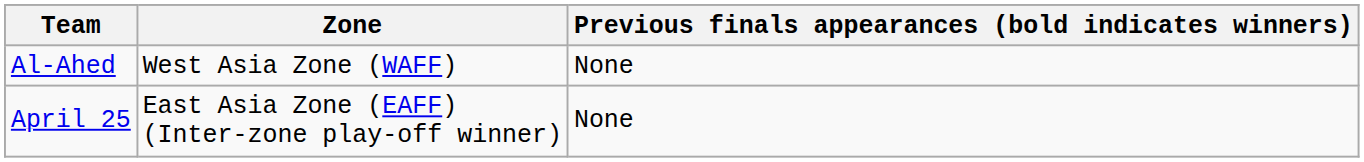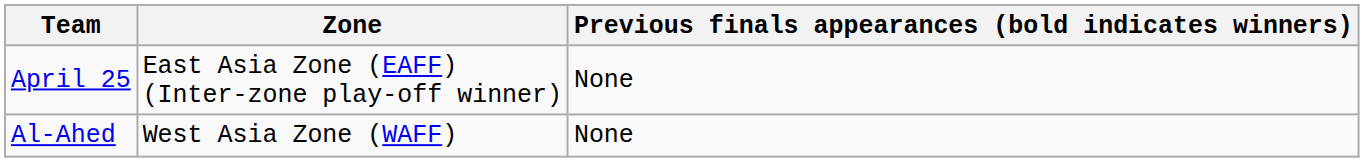rows swapped: (71, 121) <-> (63, 66)
